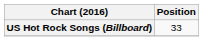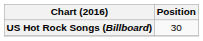(176, 28) 33 -> (176, 28) 30
